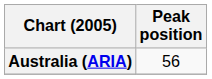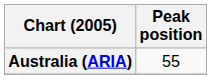(171, 61) 56 -> (171, 61) 55
